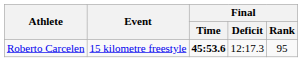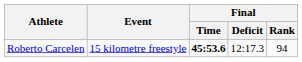(282, 48) 95 -> (282, 48) 94
